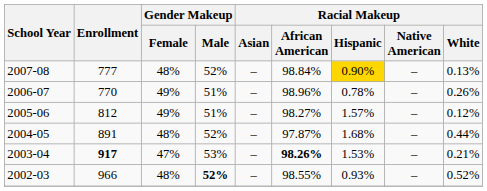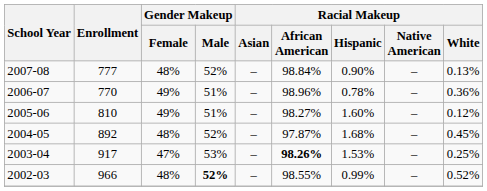(358, 71) gold background -> (358, 71) no background
(463, 92) 0.26% -> (463, 92) 0.36%
(108, 113) 812 -> (108, 113) 810
(358, 113) 1.57% -> (358, 113) 1.60%
(108, 134) 891 -> (108, 134) 892
(463, 134) 0.44% -> (463, 134) 0.45%
(108, 154) bold -> (108, 154) normal
(463, 154) 0.21% -> (463, 154) 0.25%
(358, 175) 0.93% -> (358, 175) 0.99%
